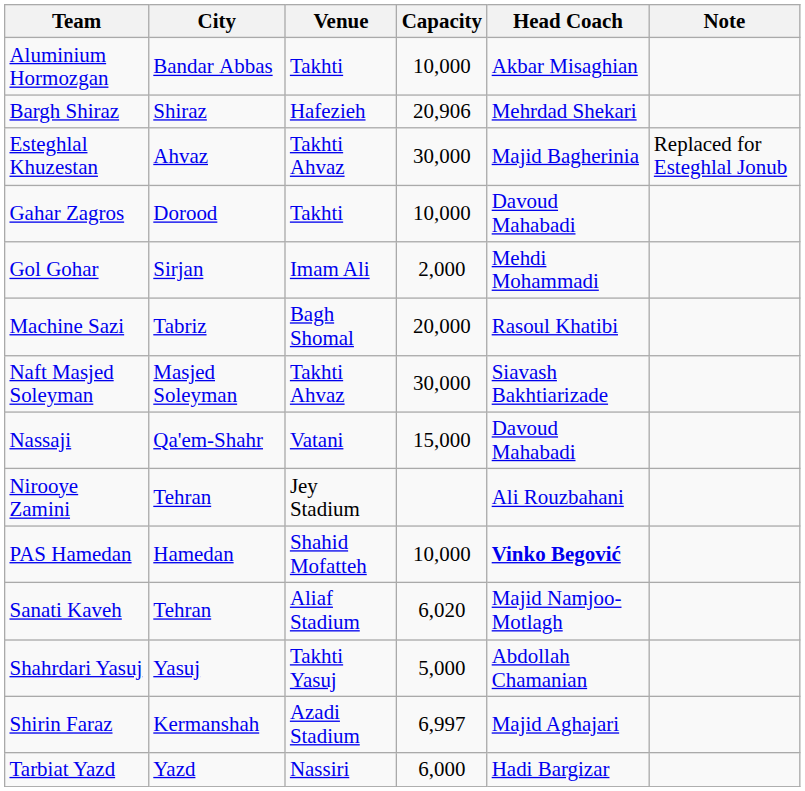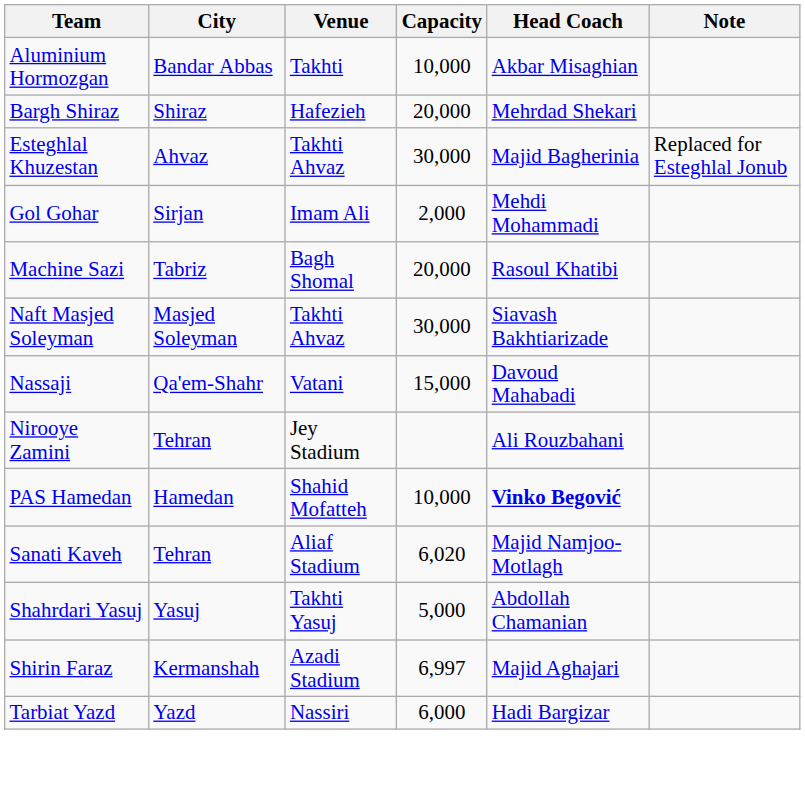(442, 111) 20,906 -> (442, 111) 20,000
- row: (67, 213)
